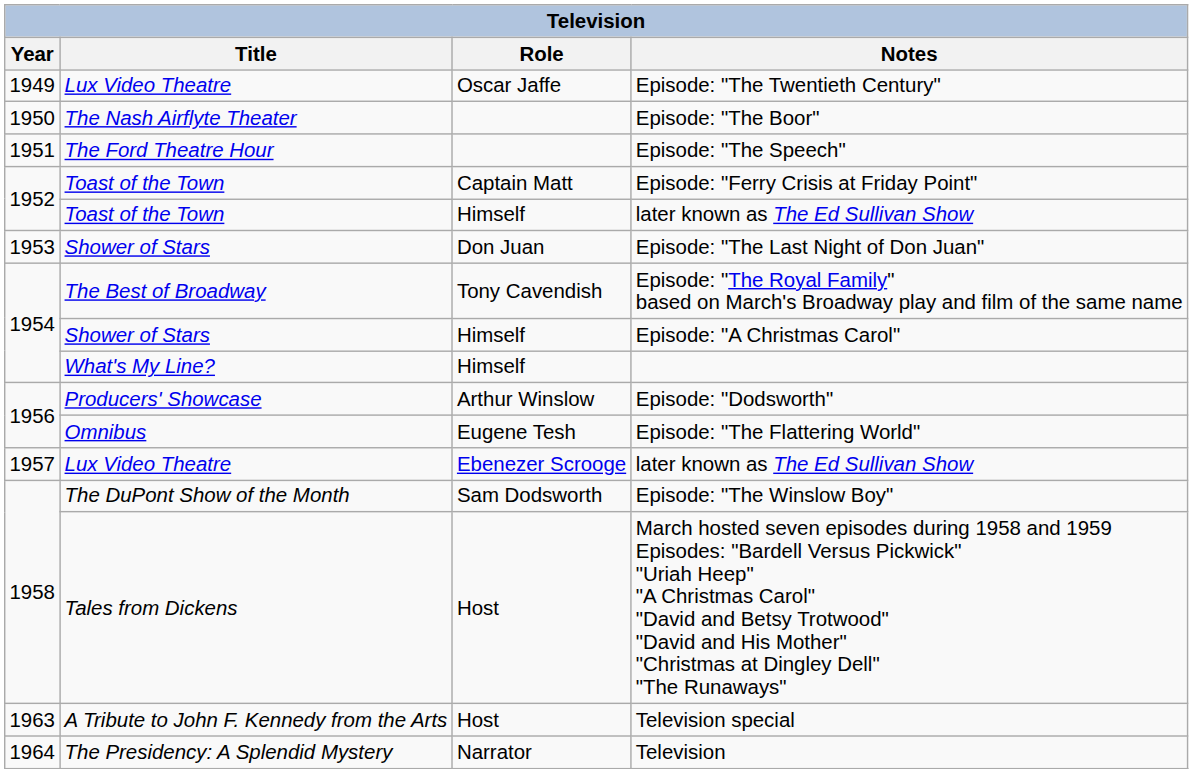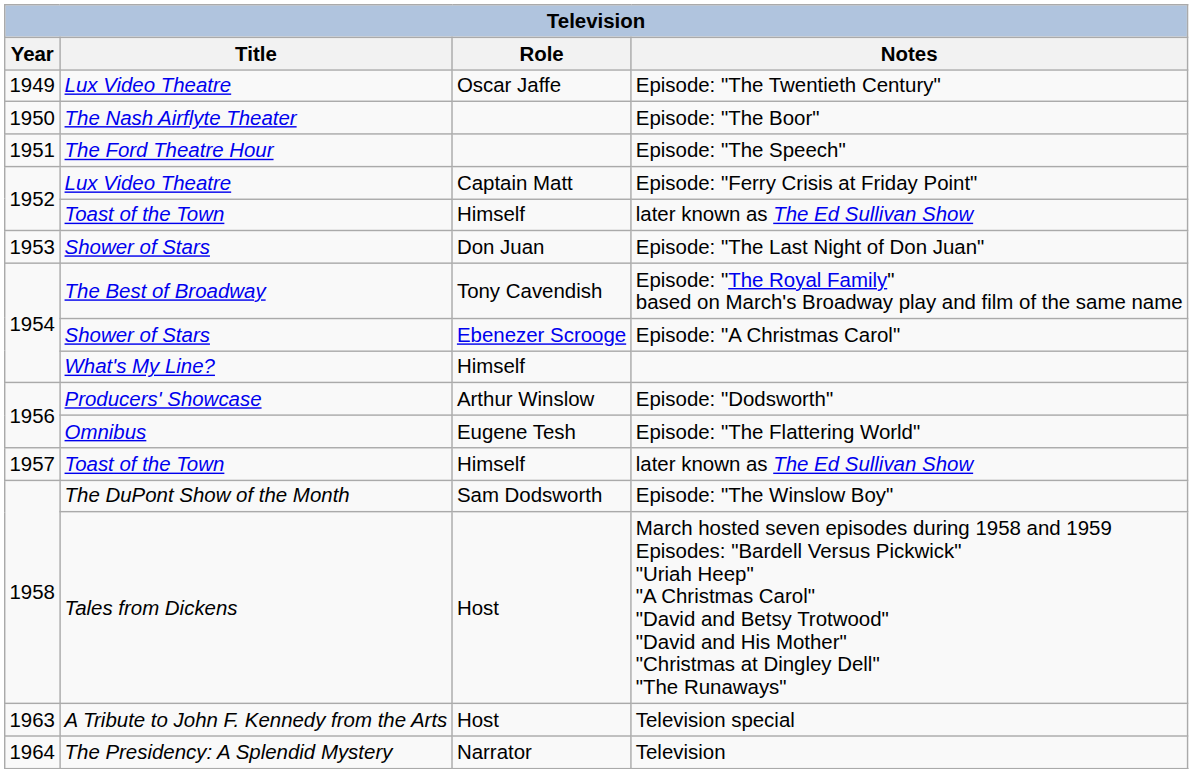(144, 183) Toast of the Town -> (148, 183) Lux Video Theatre
(491, 335) Himself -> (542, 335) Ebenezer Scrooge
(148, 464) Lux Video Theatre -> (144, 464) Toast of the Town
(542, 464) Ebenezer Scrooge -> (491, 464) Himself
